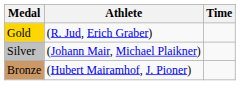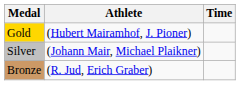(100, 32) (R. Jud, Erich Graber) -> (119, 32) (Hubert Mairamhof, J. Pioner)
(119, 70) (Hubert Mairamhof, J. Pioner) -> (100, 70) (R. Jud, Erich Graber)
